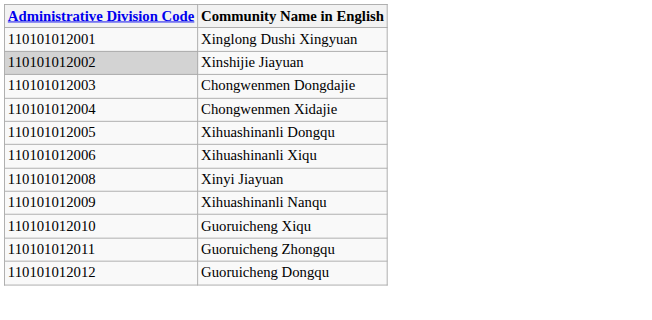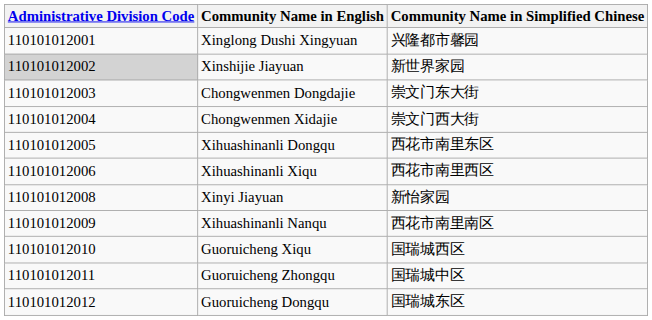+ column: (517, 16)
